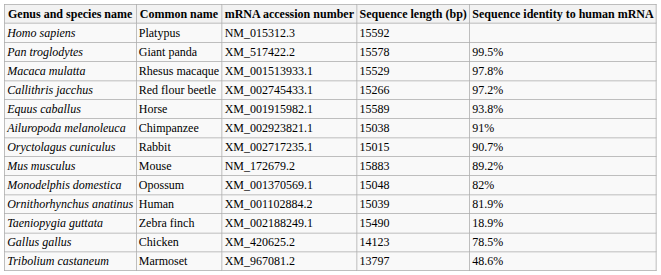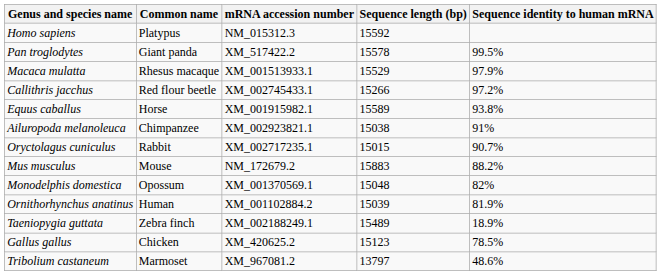(488, 71) 97.8% -> (488, 71) 97.9%
(488, 166) 89.2% -> (488, 166) 88.2%
(374, 223) 15490 -> (374, 223) 15489
(374, 242) 14123 -> (374, 242) 15123
